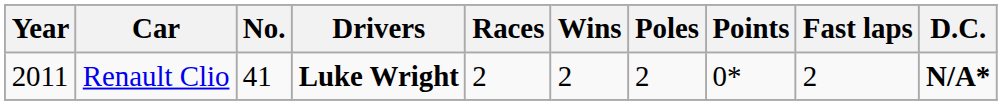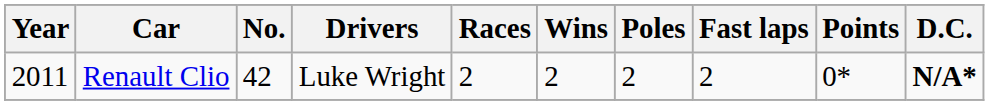columns swapped: (858, 28) <-> (751, 28)
(257, 76) 41 -> (257, 76) 42
(379, 76) bold -> (372, 76) normal
